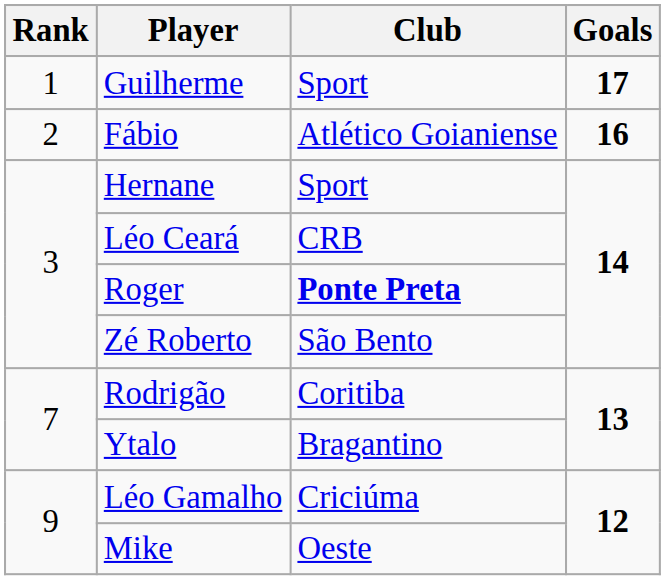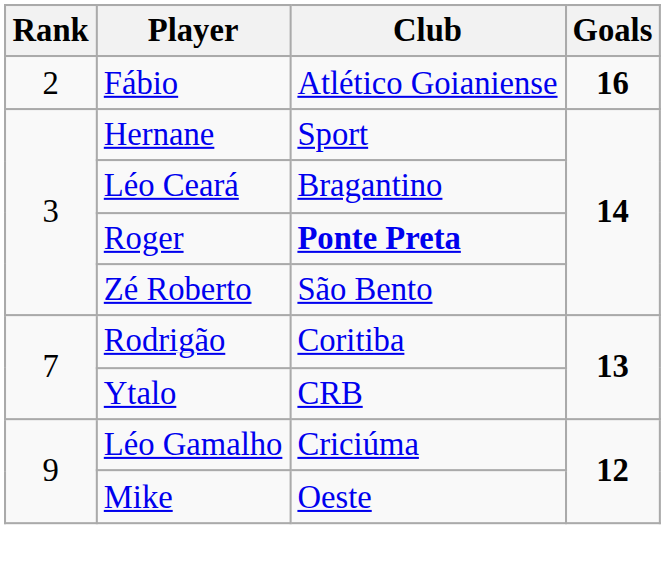- row: (174, 82)
(330, 237) CRB -> (370, 185) Bragantino
(370, 444) Bragantino -> (330, 392) CRB
